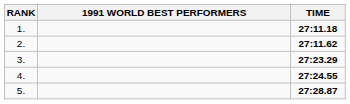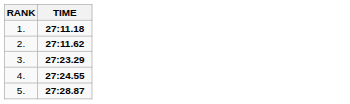- column: (164, 13)
